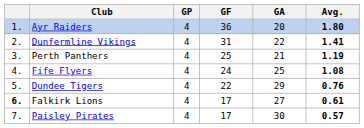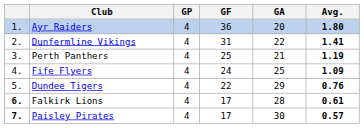(333, 71) 1.08 -> (333, 71) 1.09
(279, 101) 27 -> (279, 101) 28
(17, 116) normal -> (17, 116) bold
